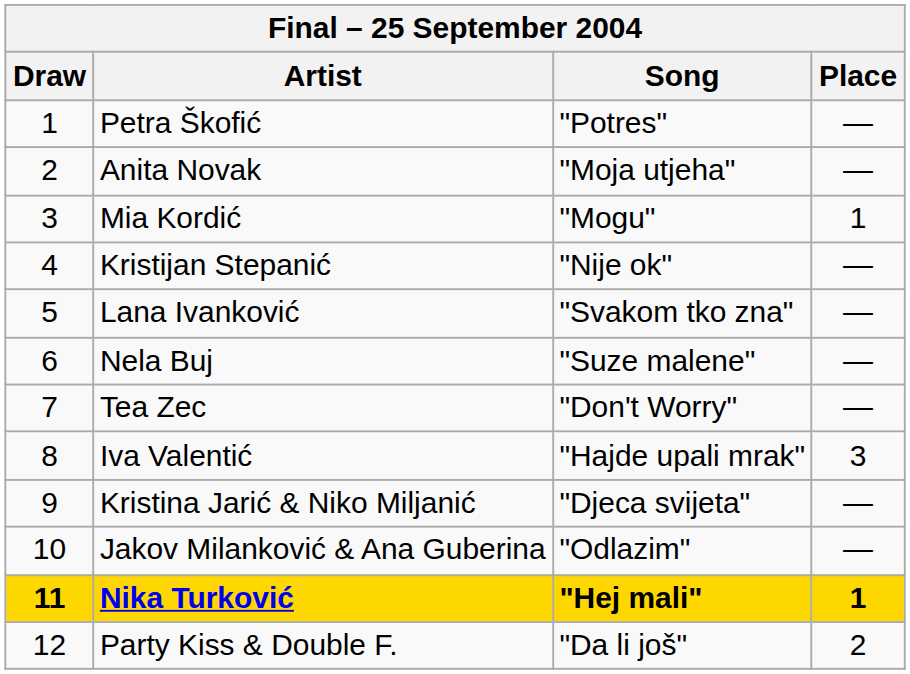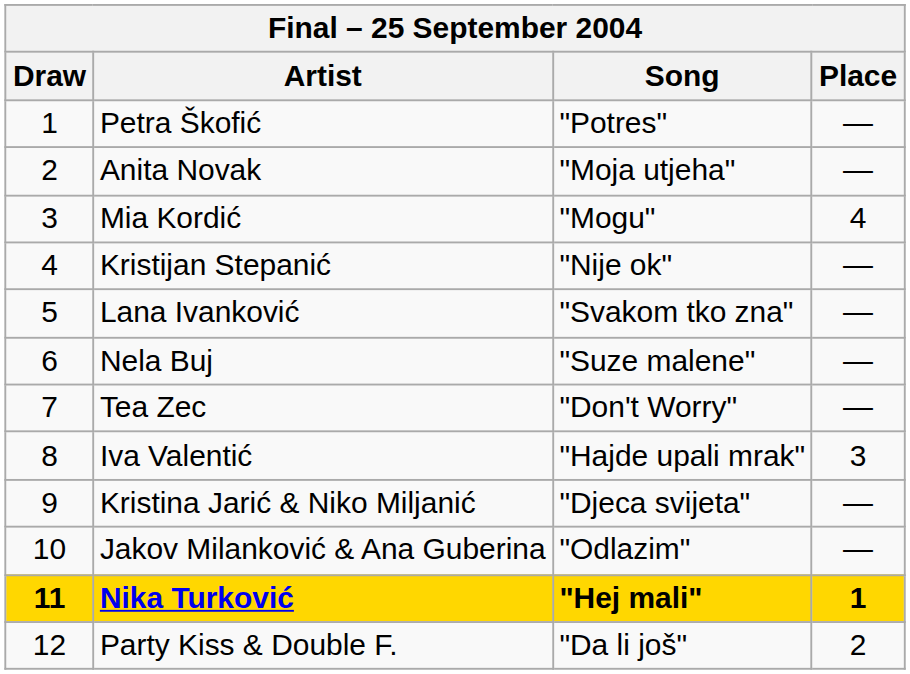(858, 218) 1 -> (858, 218) 4
